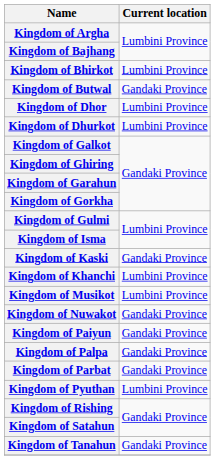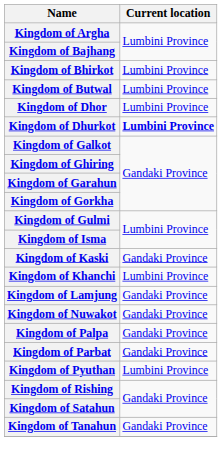(164, 88) Gandaki Province -> (165, 88) Lumbini Province
(165, 126) normal -> (168, 126) bold
+ row: (62, 295)
- row: (62, 295)
- row: (62, 333)
